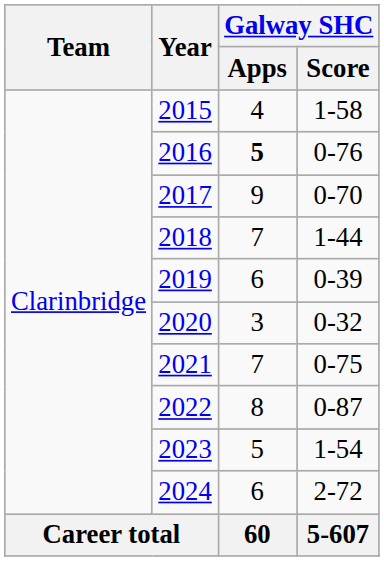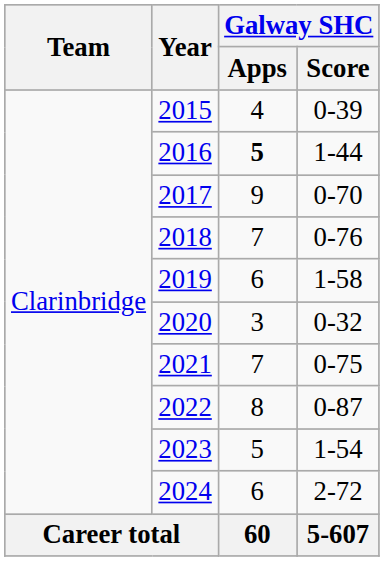(338, 110) 1-58 -> (338, 110) 0-39
(338, 152) 0-76 -> (338, 152) 1-44
(338, 237) 1-44 -> (338, 237) 0-76
(338, 279) 0-39 -> (338, 279) 1-58
